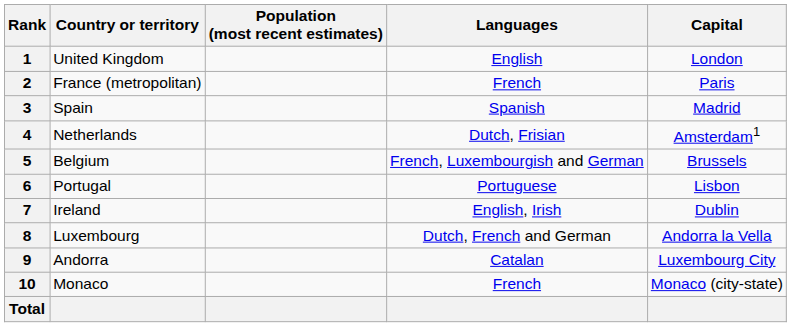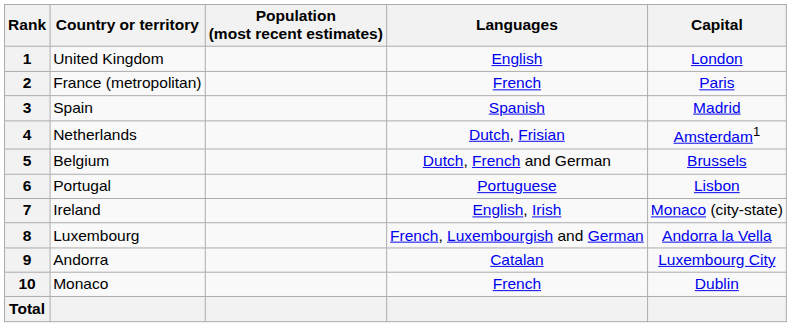(517, 161) French, Luxembourgish and German -> (517, 161) Dutch, French and German
(717, 210) Dublin -> (717, 210) Monaco (city-state)
(517, 235) Dutch, French and German -> (517, 235) French, Luxembourgish and German
(717, 284) Monaco (city-state) -> (717, 284) Dublin
